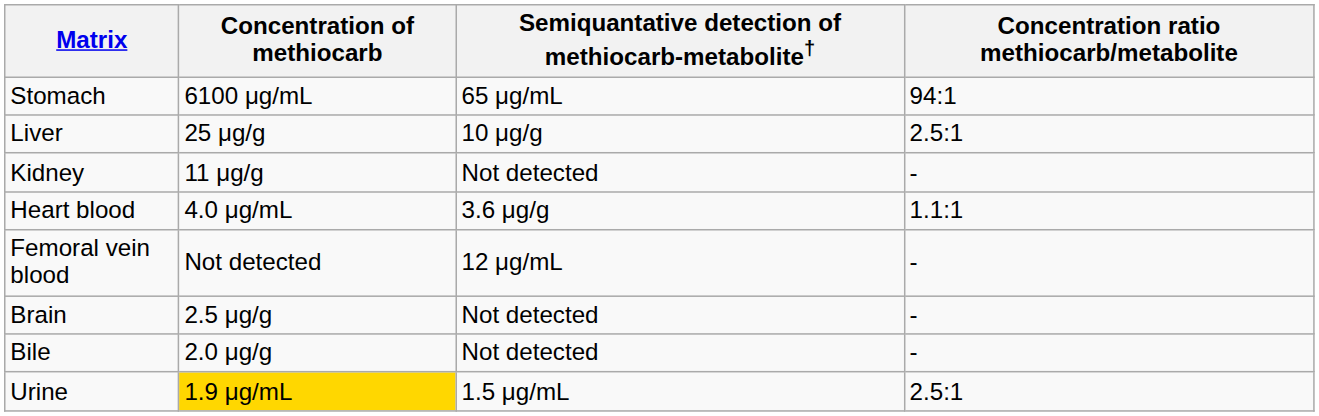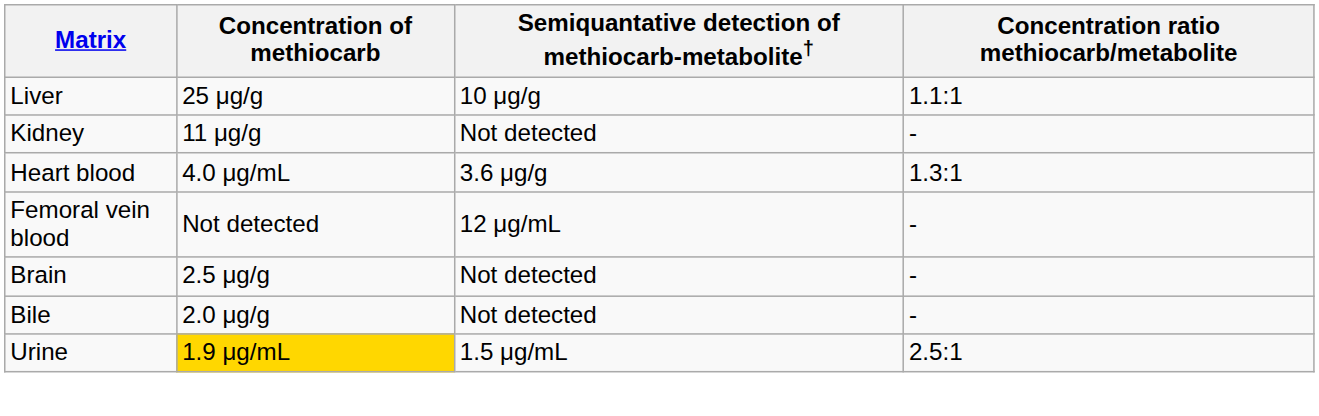- row: (58, 95)
(936, 134) 2.5:1 -> (936, 95) 1.1:1
(936, 210) 1.1:1 -> (936, 172) 1.3:1
